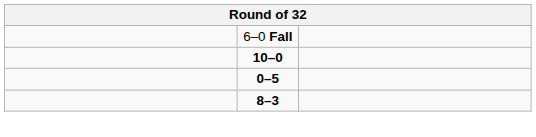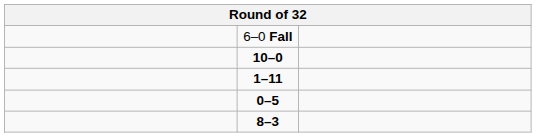+ row: (268, 79)
